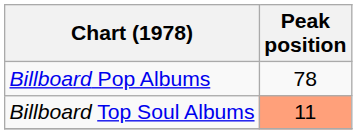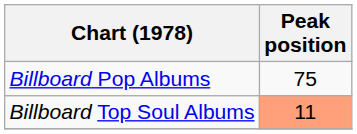(305, 78) 78 -> (305, 78) 75
